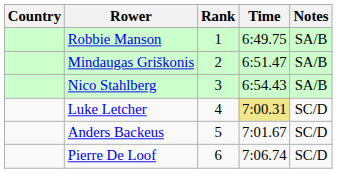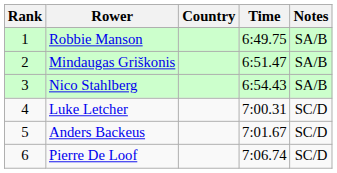columns swapped: (218, 16) <-> (34, 16)
(264, 109) khaki background -> (264, 109) no background
